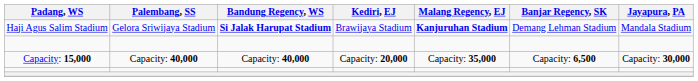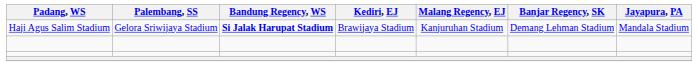(462, 28) bold -> (462, 28) normal
- row: (57, 59)
